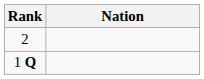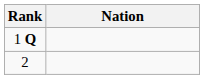rows swapped: (25, 62) <-> (25, 39)
